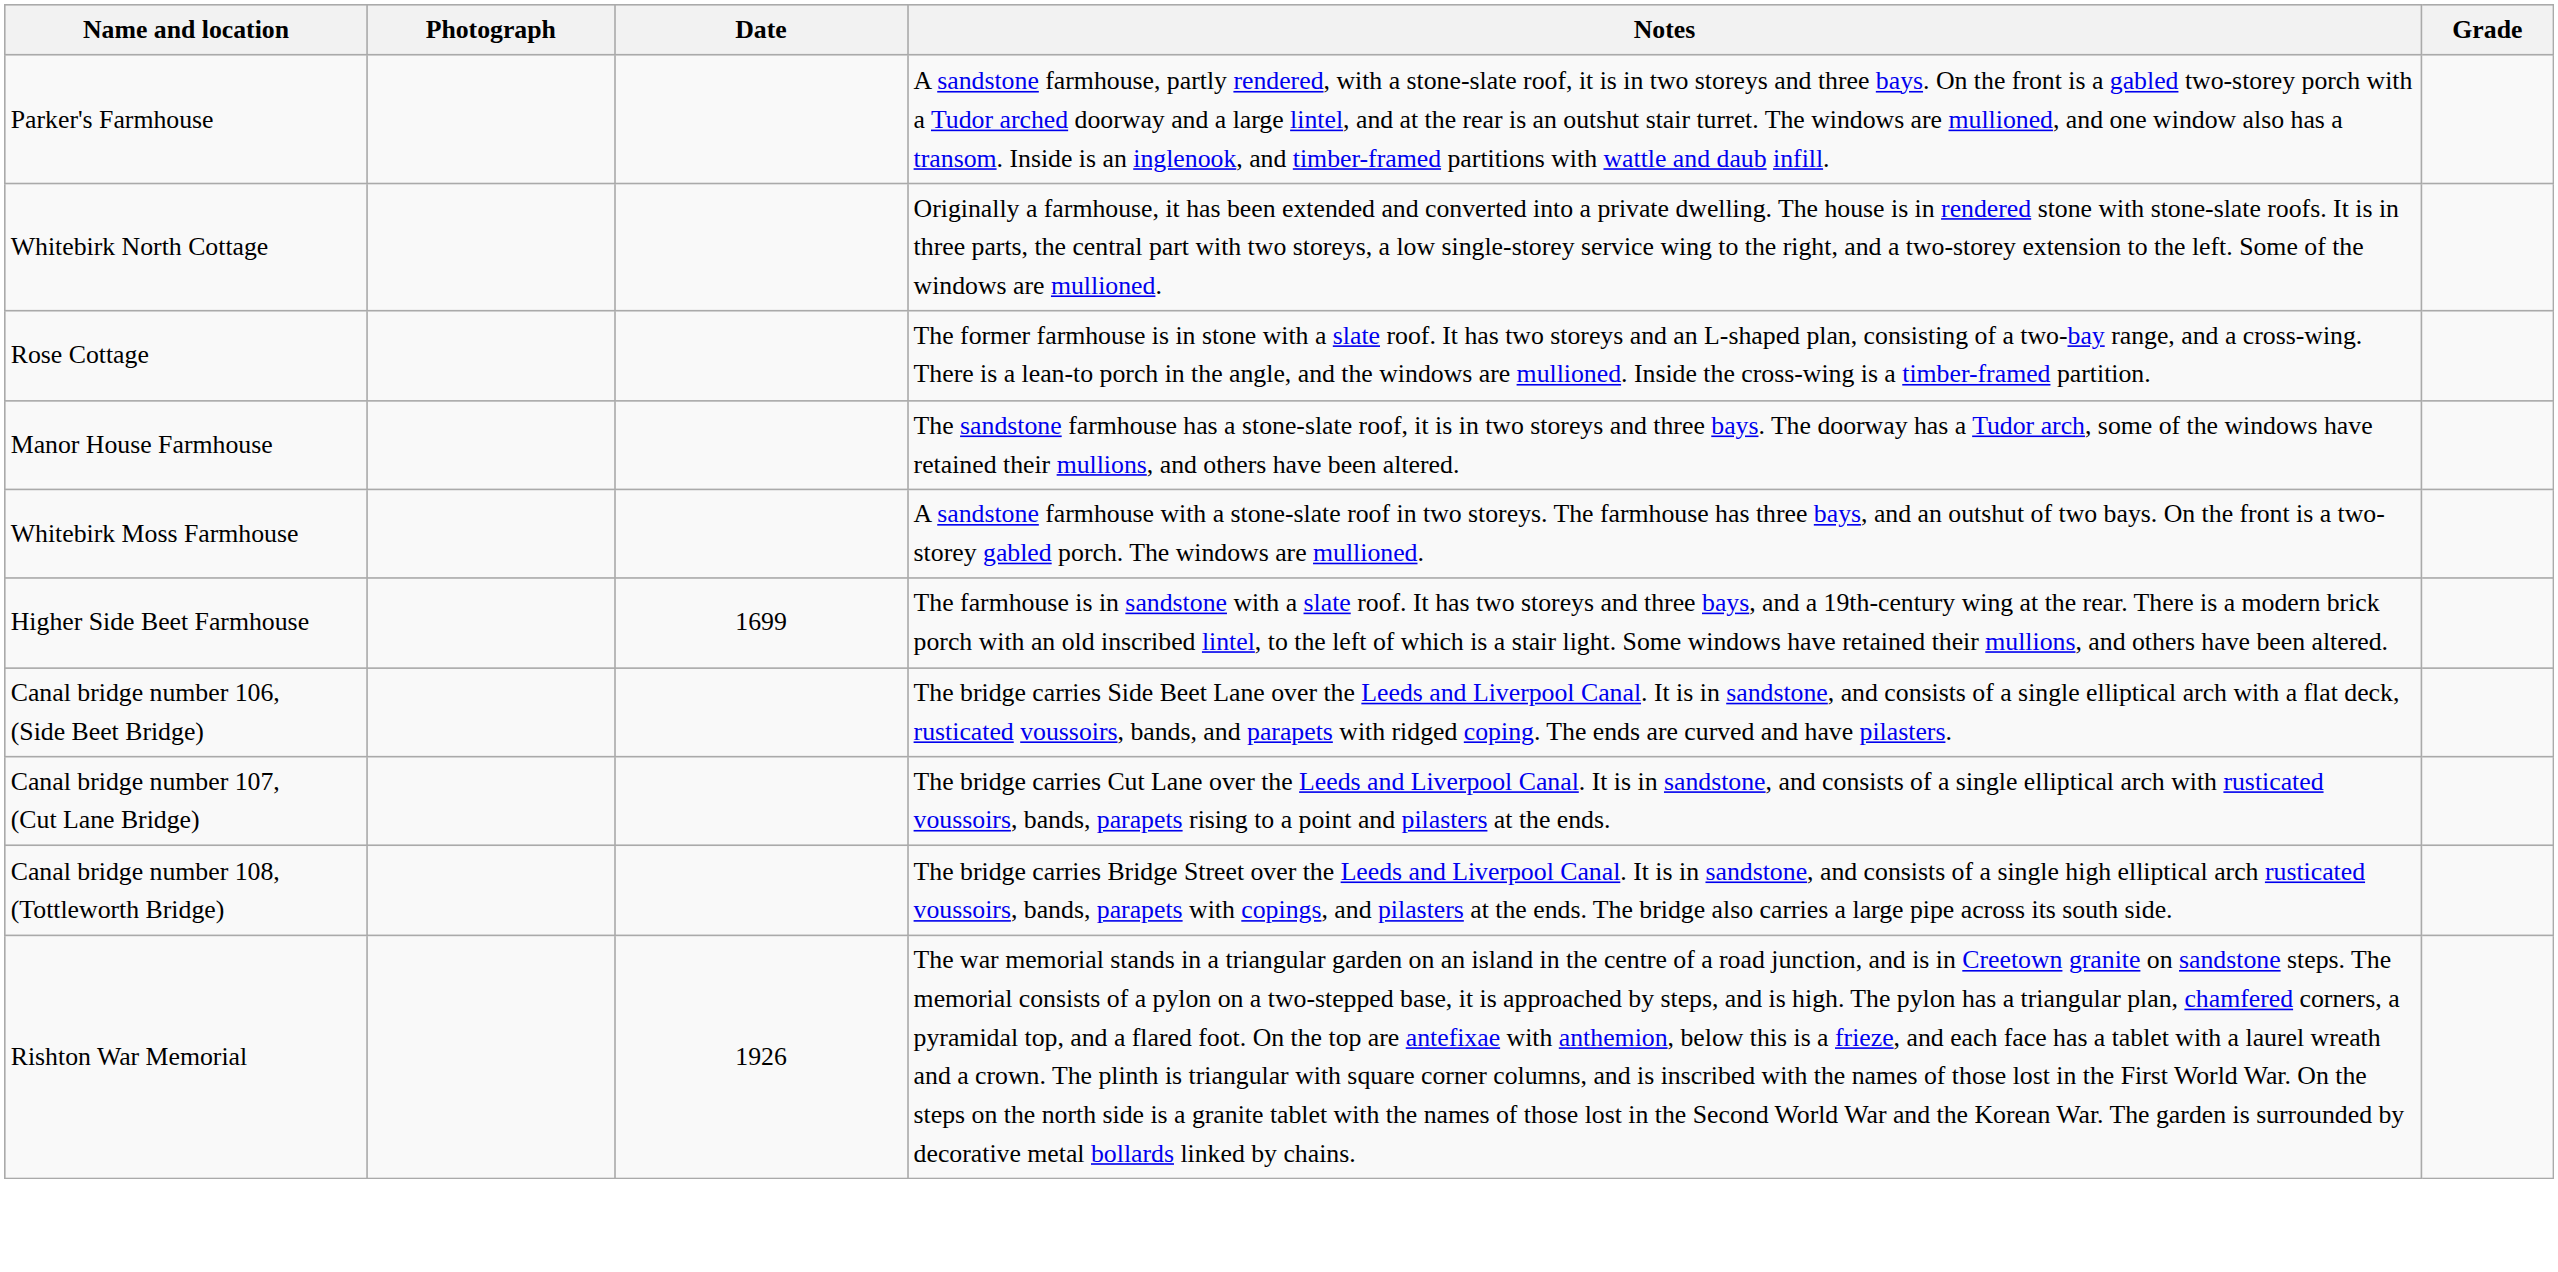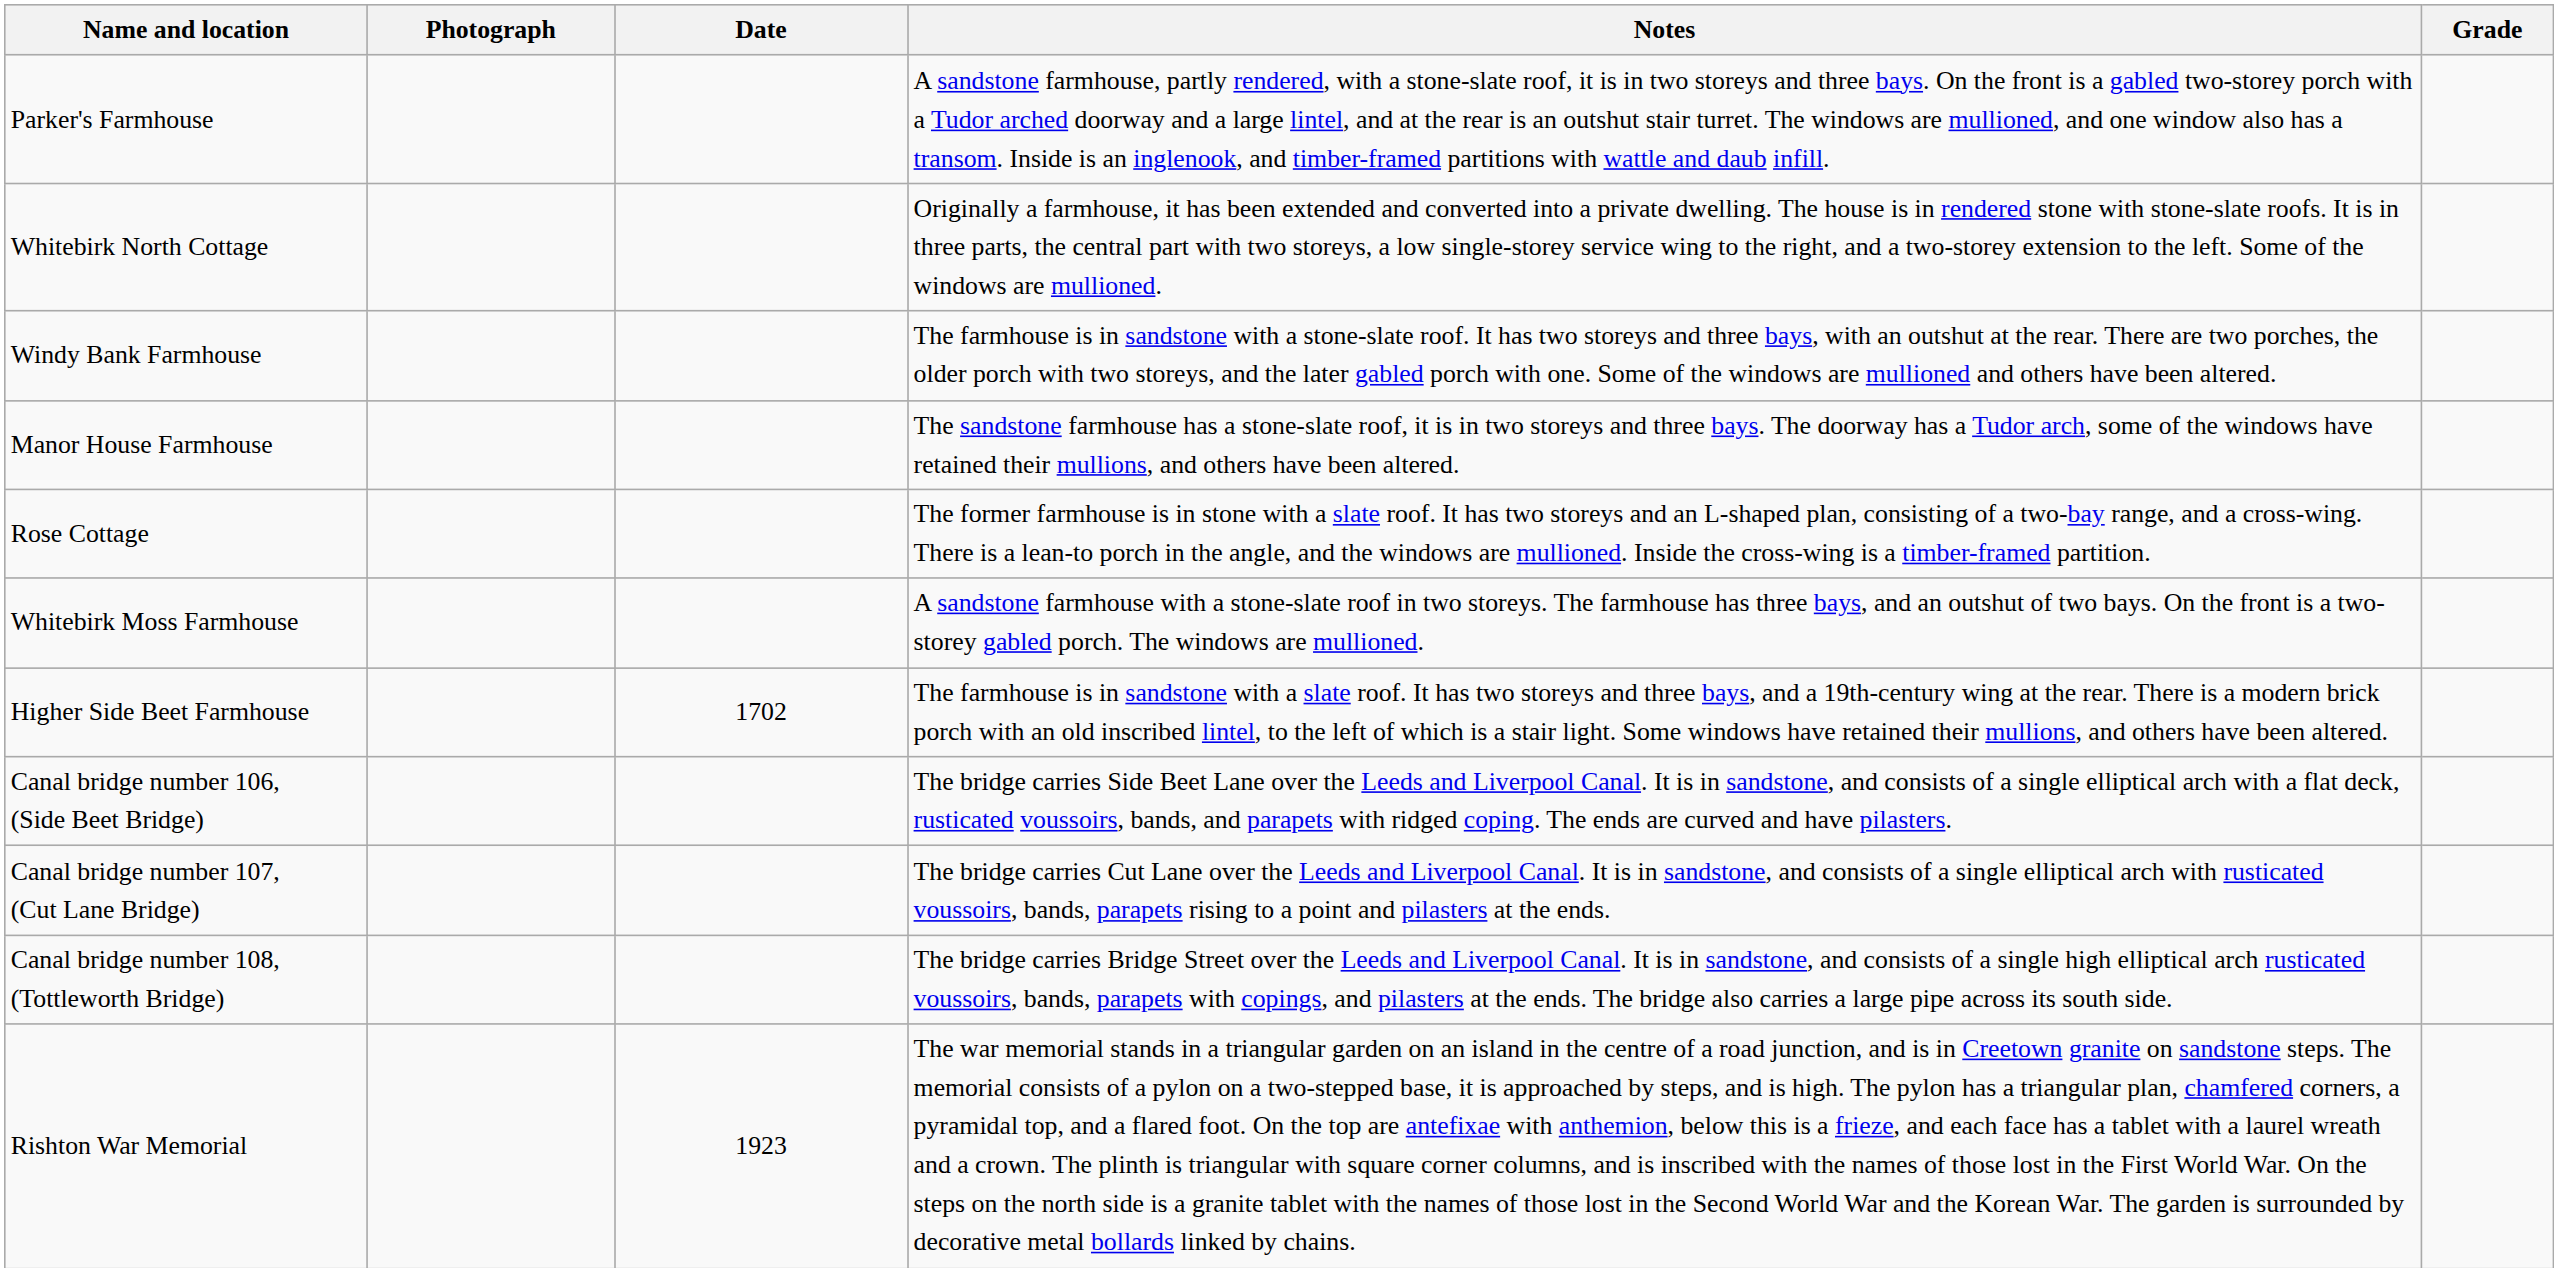+ row: (136, 355)
rows swapped: (142, 444) <-> (80, 355)
(761, 622) 1699 -> (761, 711) 1702
(761, 1056) 1926 -> (761, 1145) 1923
